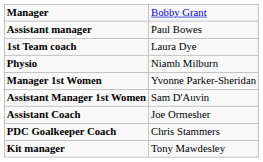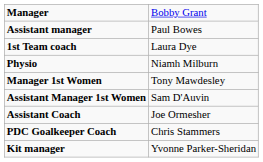(204, 81) Yvonne Parker-Sheridan -> (188, 81) Tony Mawdesley
(188, 149) Tony Mawdesley -> (204, 149) Yvonne Parker-Sheridan
